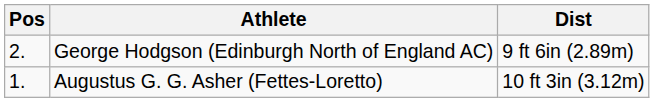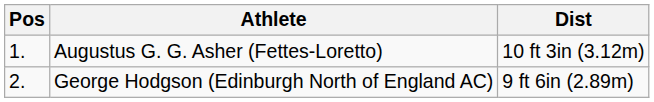rows swapped: (218, 81) <-> (274, 50)
